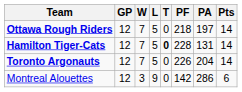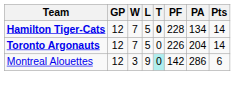- row: (60, 29)
(205, 45) 131 -> (198, 29) 134
(166, 78) no background -> (159, 62) paleturquoise background
